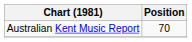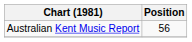(164, 28) 70 -> (164, 28) 56
